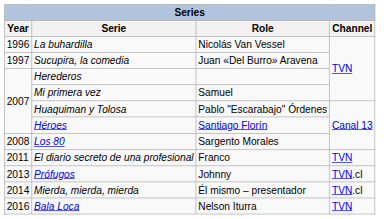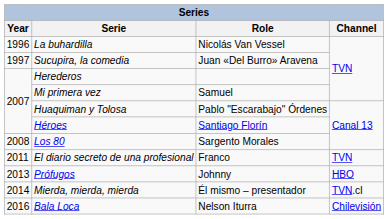(347, 174) TVN.cl -> (343, 174) HBO
(342, 206) TVN -> (357, 206) Chilevisión
